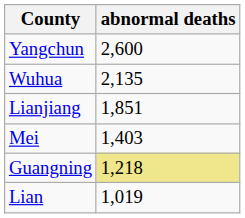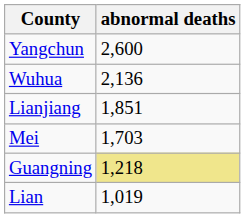(122, 78) 2,135 -> (122, 78) 2,136
(122, 138) 1,403 -> (122, 138) 1,703
